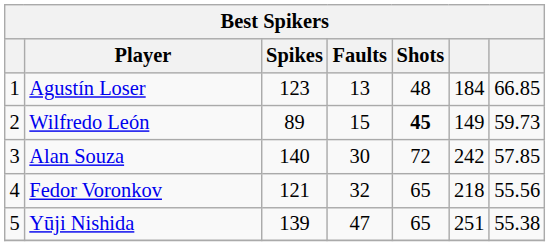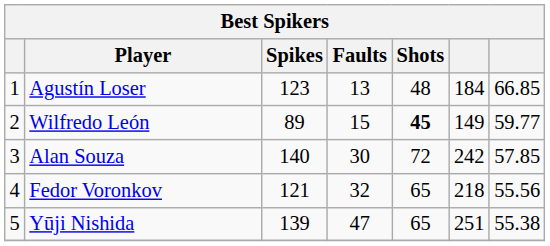(517, 122) 59.73 -> (517, 122) 59.77
